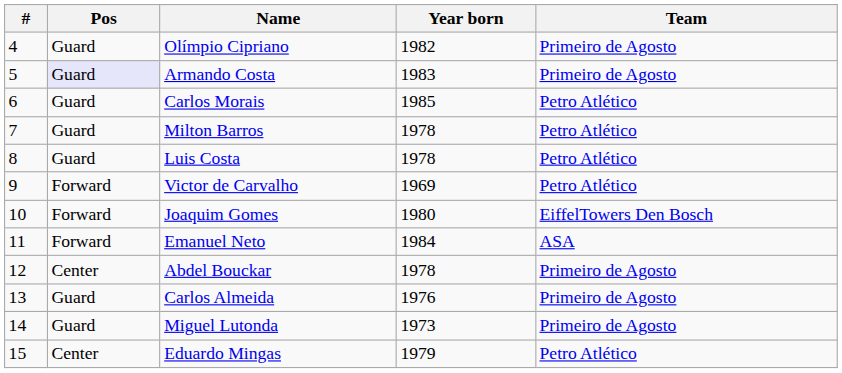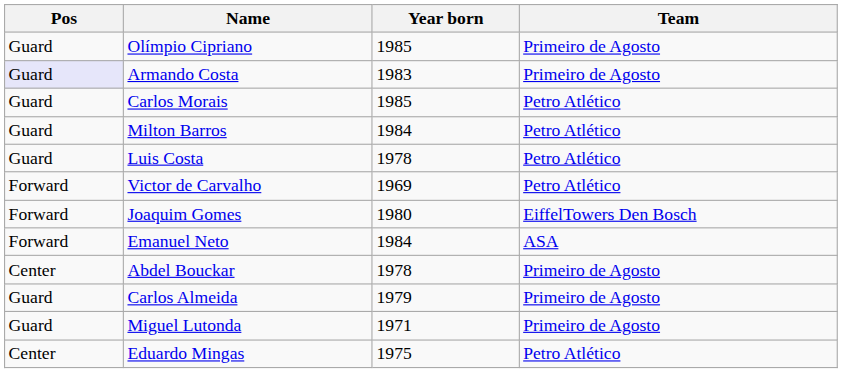- column: (26, 18)
(418, 46) 1982 -> (394, 46) 1985
(418, 130) 1978 -> (394, 130) 1984
(418, 297) 1976 -> (394, 297) 1979
(418, 325) 1973 -> (394, 325) 1971
(418, 353) 1979 -> (394, 353) 1975
